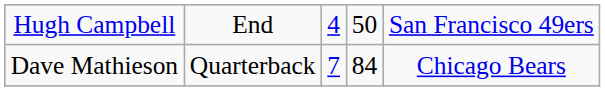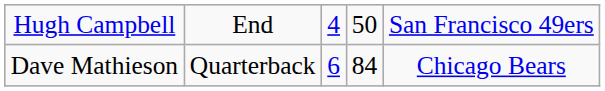(334, 65) 7 -> (334, 65) 6
